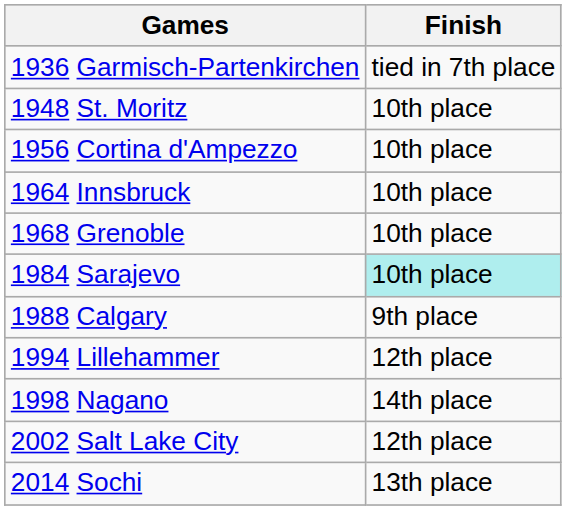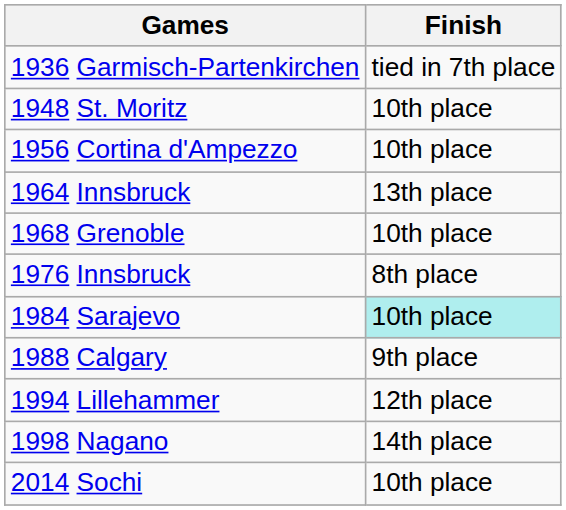(432, 191) 10th place -> (432, 191) 13th place
+ row: (101, 274)
- row: (125, 441)
(432, 483) 13th place -> (432, 483) 10th place
